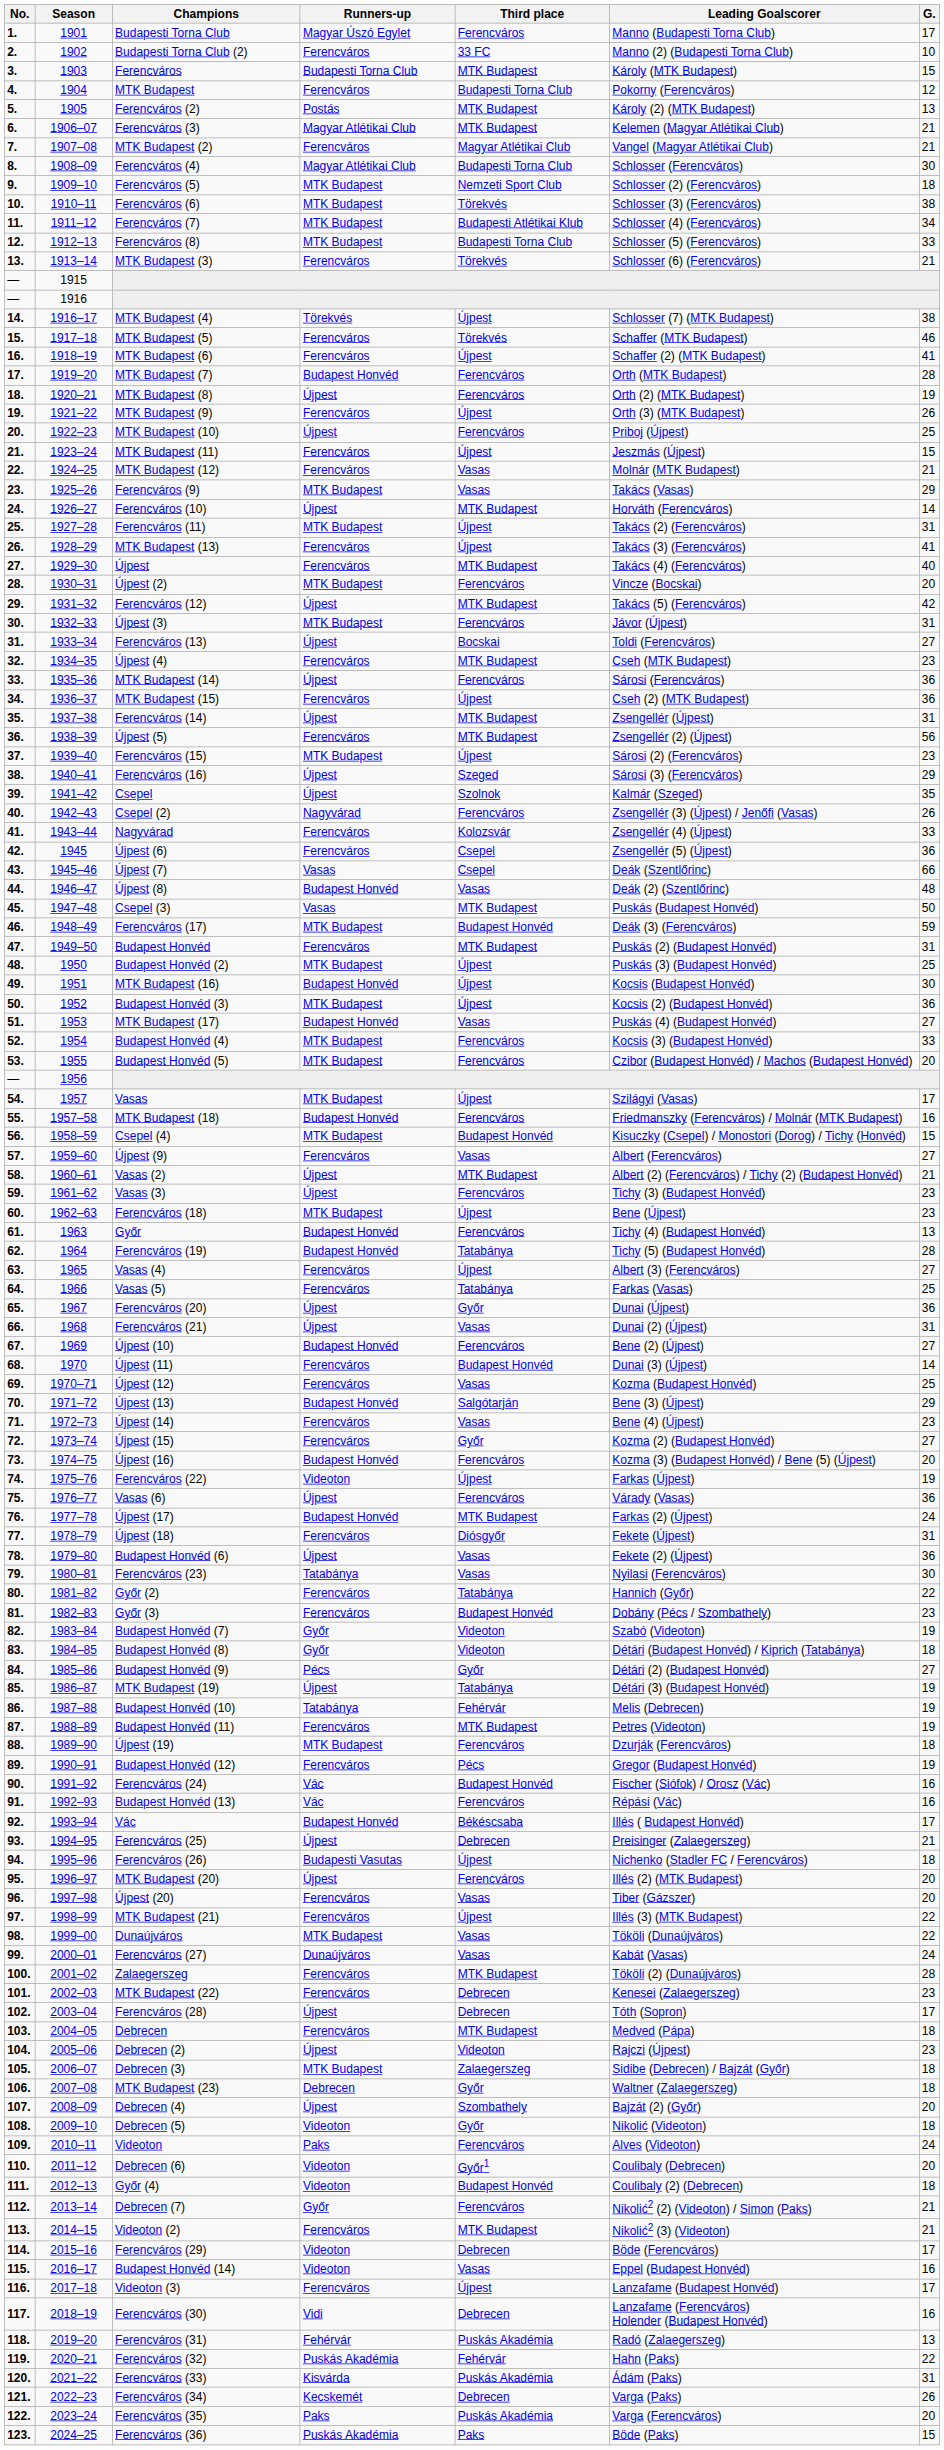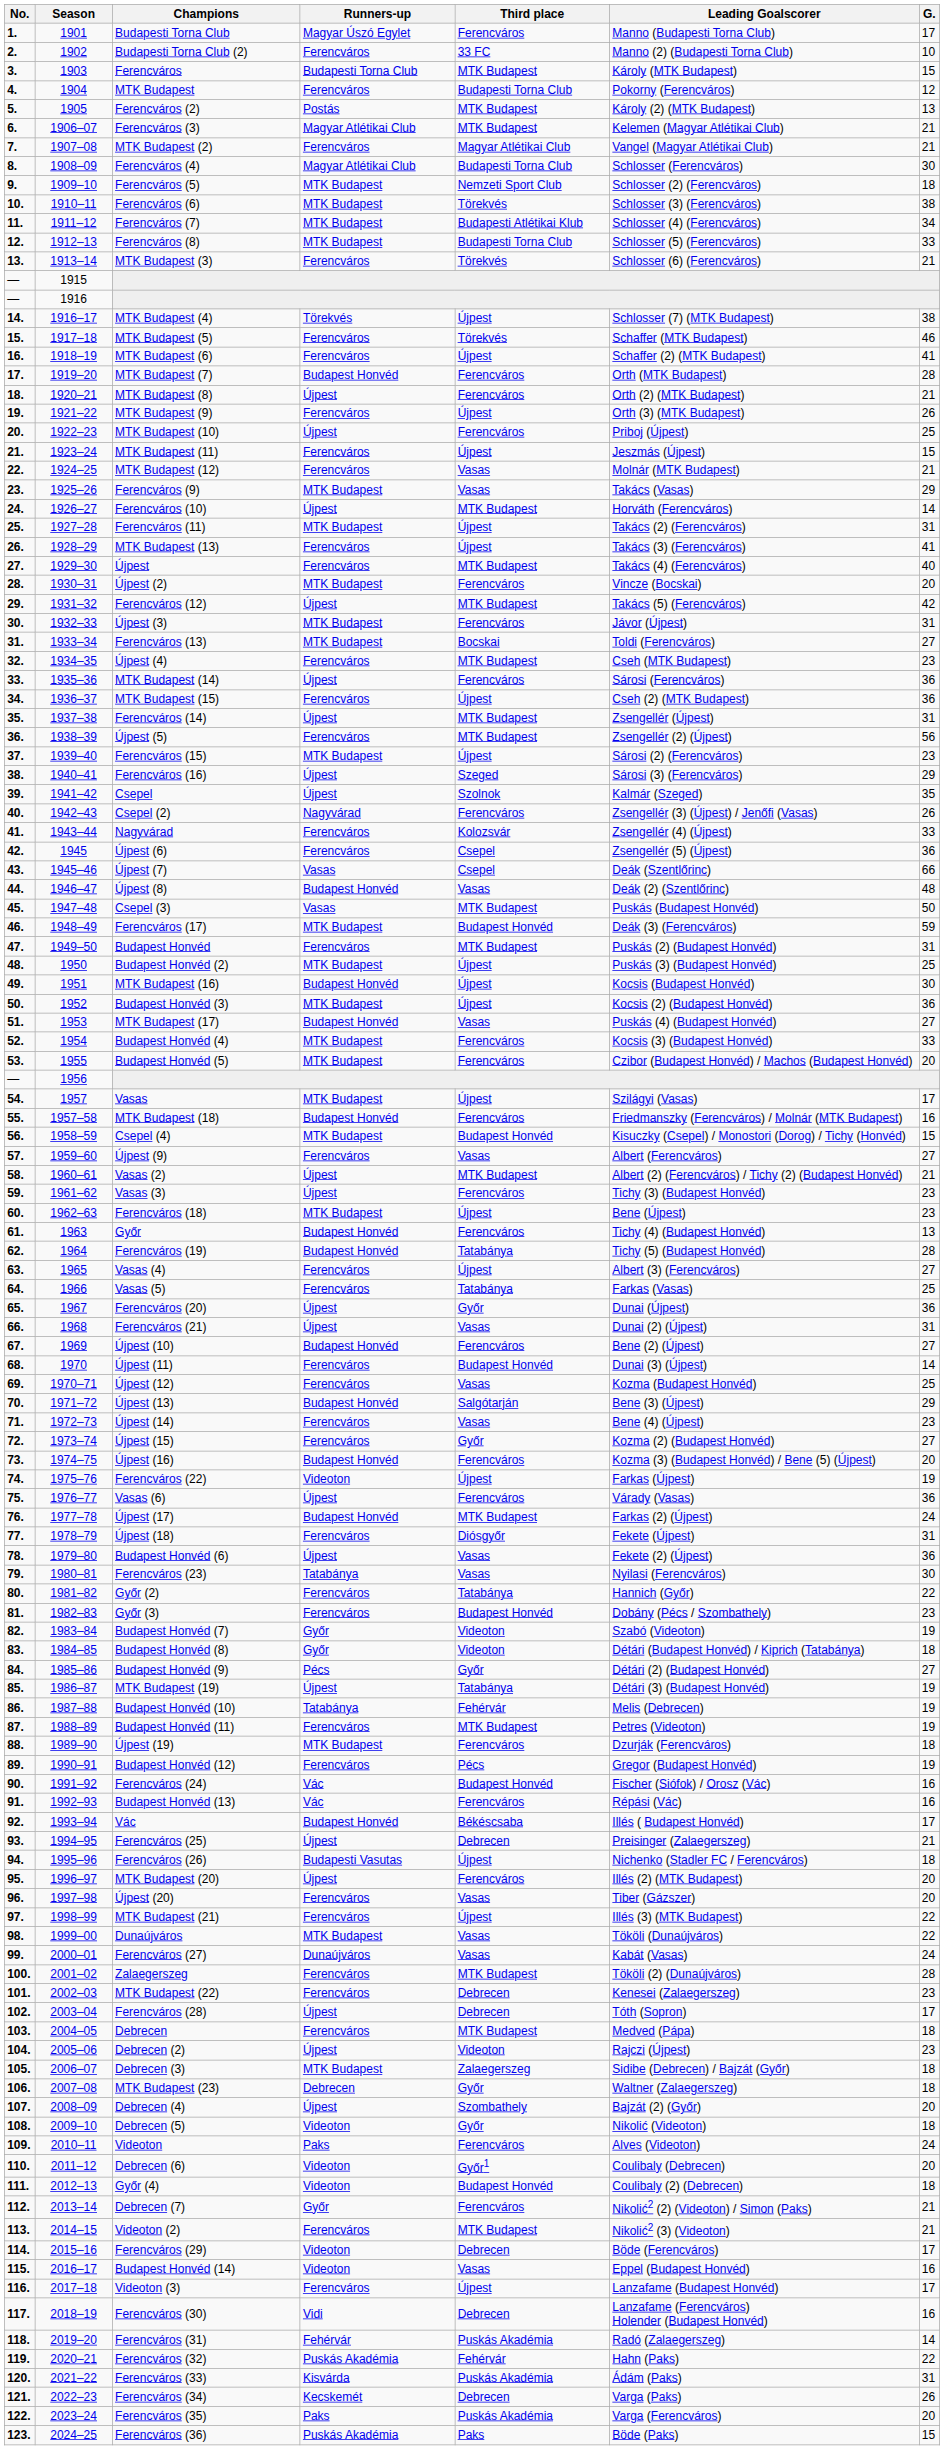(928, 394) 19 -> (928, 394) 21
(320, 642) Újpest -> (343, 642) MTK Budapest
(928, 2340) 13 -> (928, 2340) 14
